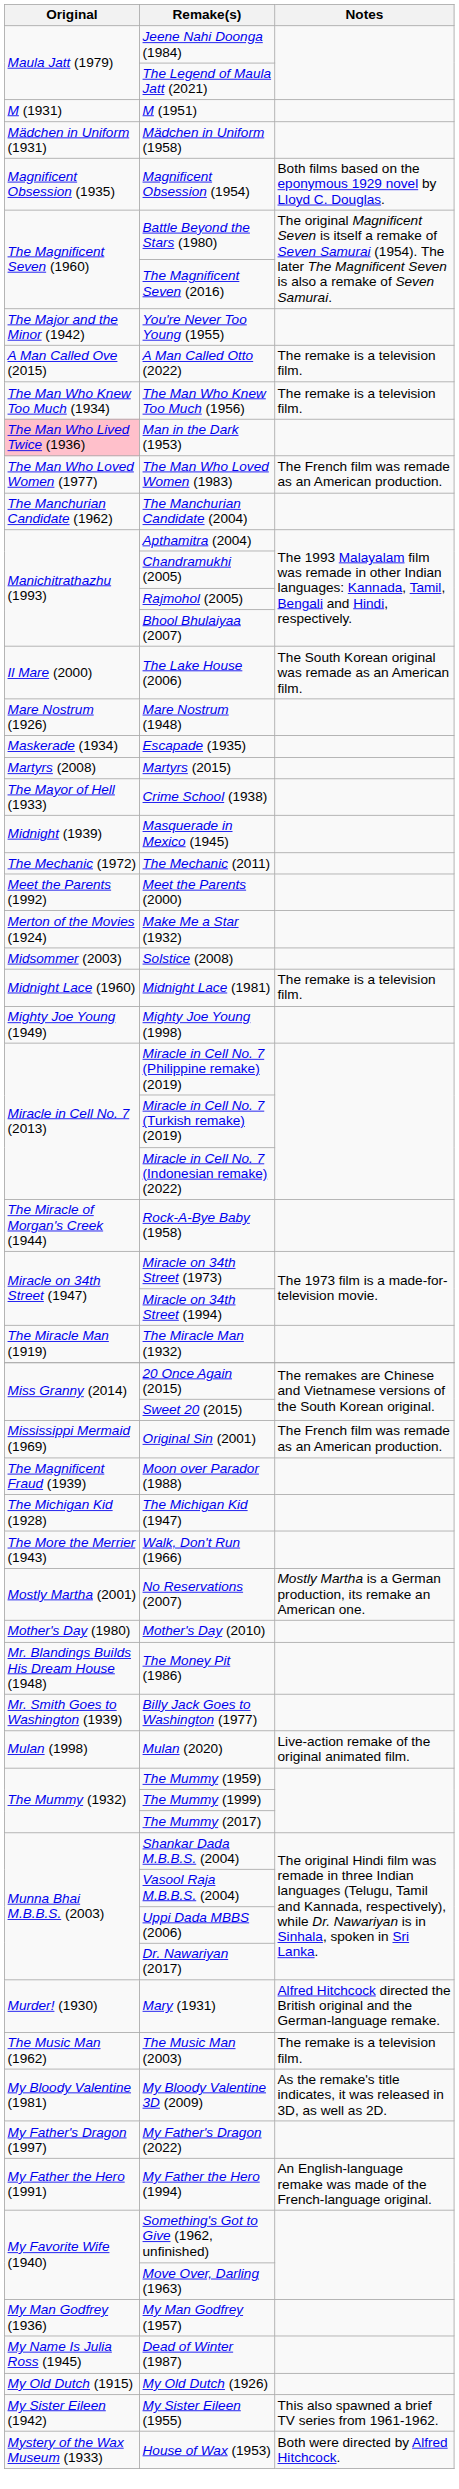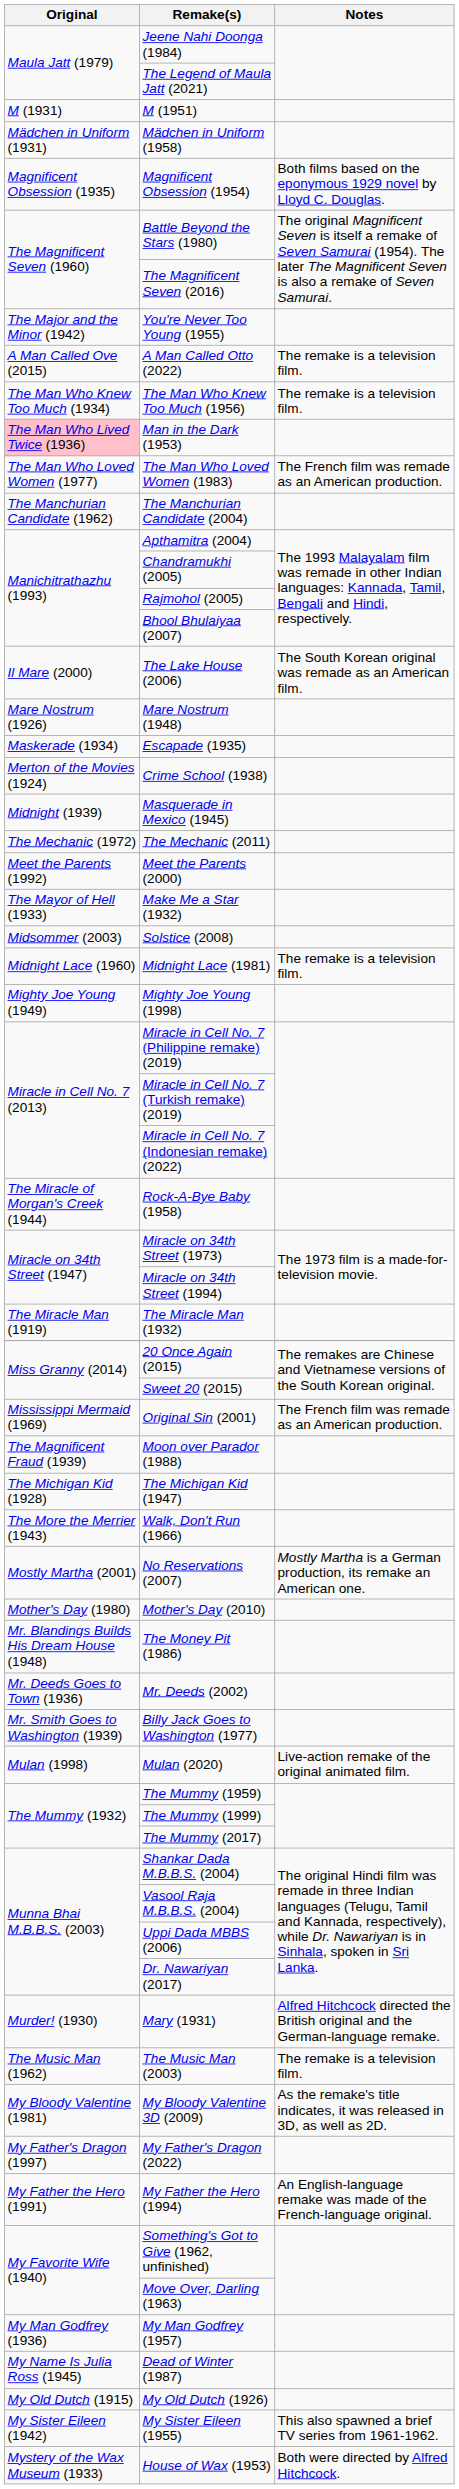- row: (187, 767)
(61, 797) The Mayor of Hell (1933) -> (71, 775) Merton of the Movies (1924)
(71, 929) Merton of the Movies (1924) -> (61, 907) The Mayor of Hell (1933)
+ row: (195, 1691)
